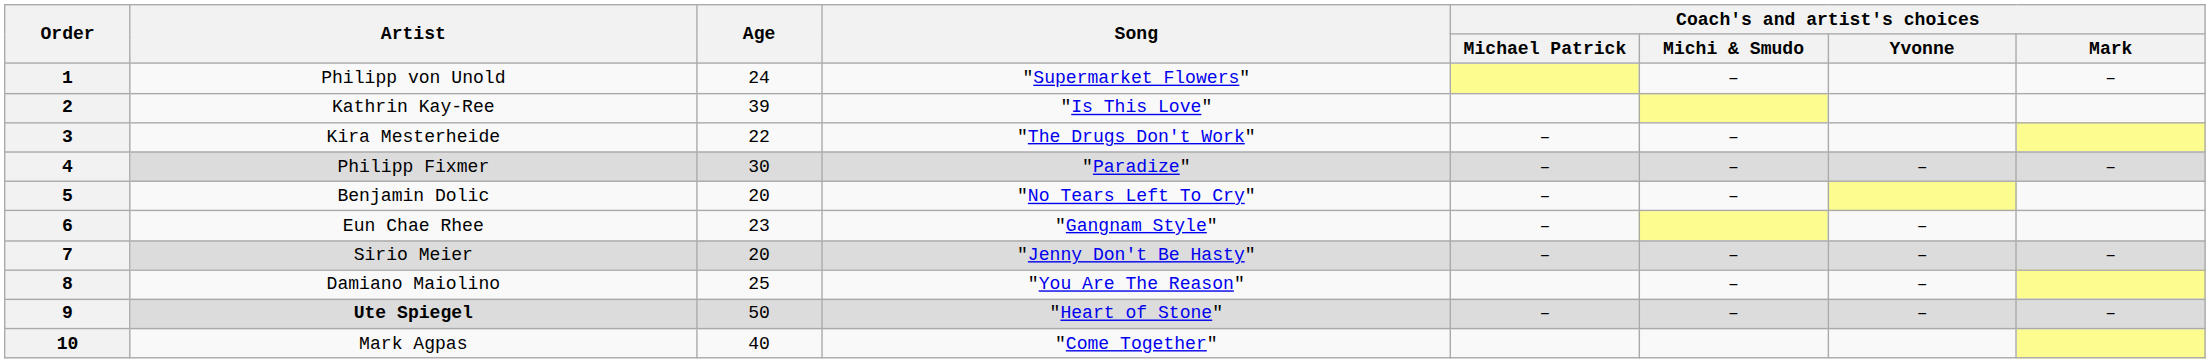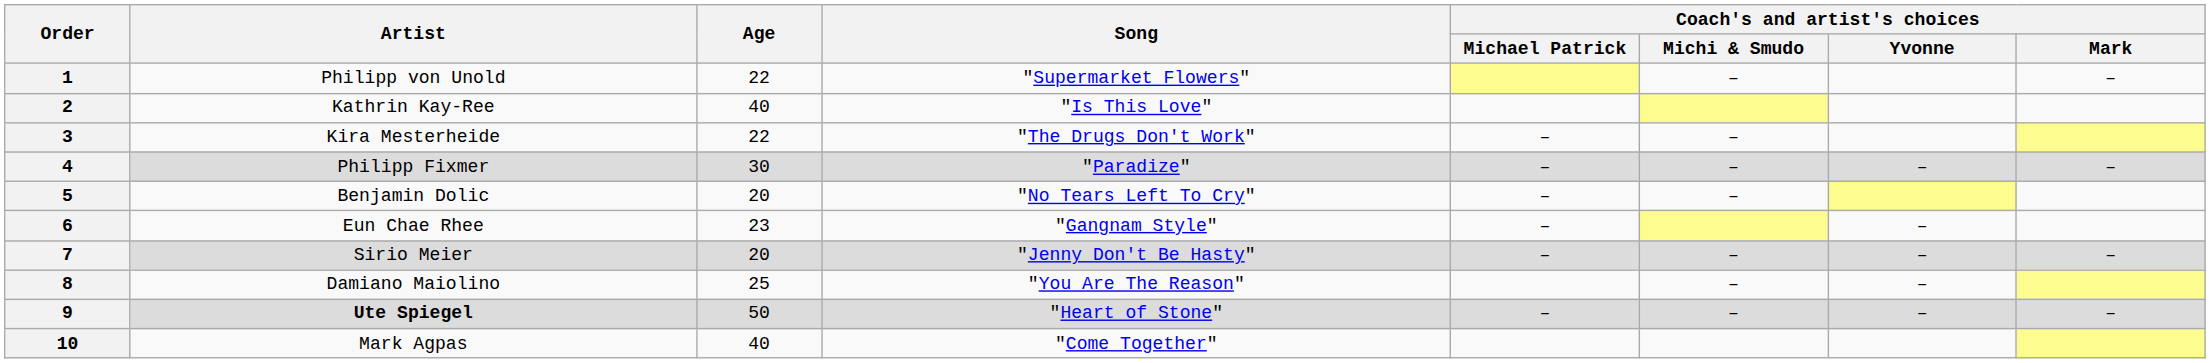(759, 78) 24 -> (759, 78) 22
(759, 108) 39 -> (759, 108) 40
